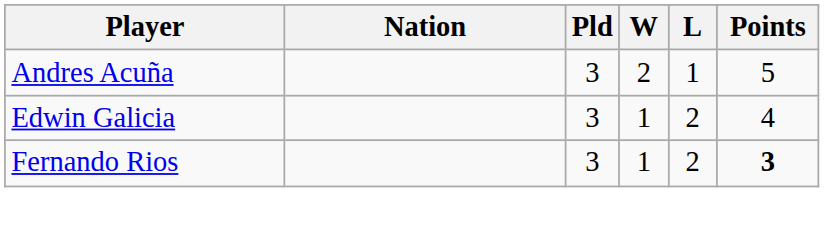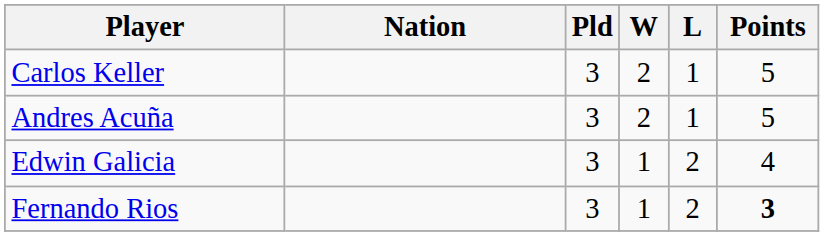+ row: (88, 72)
